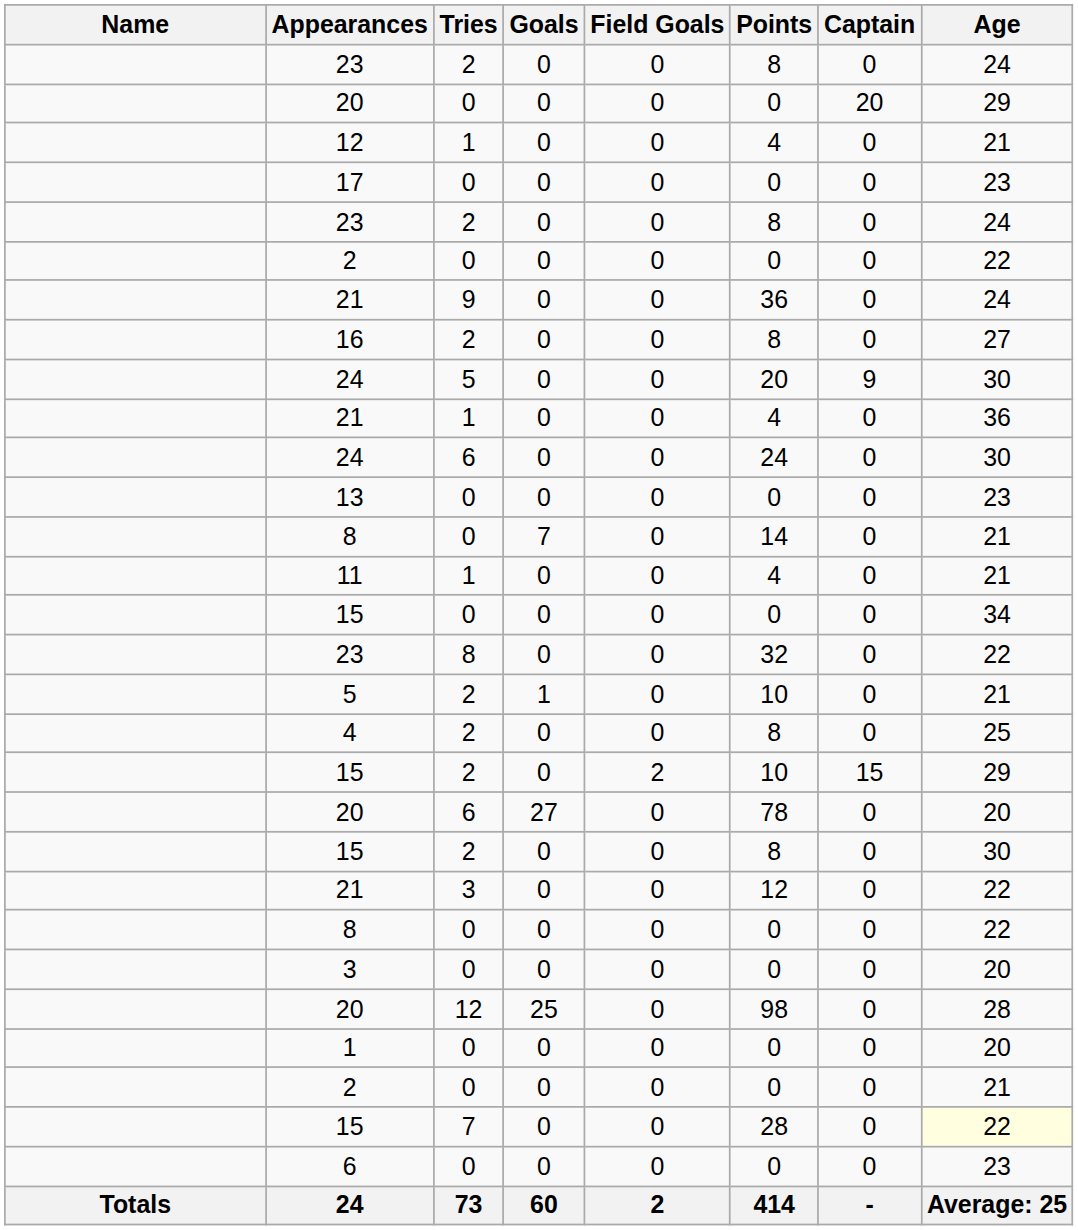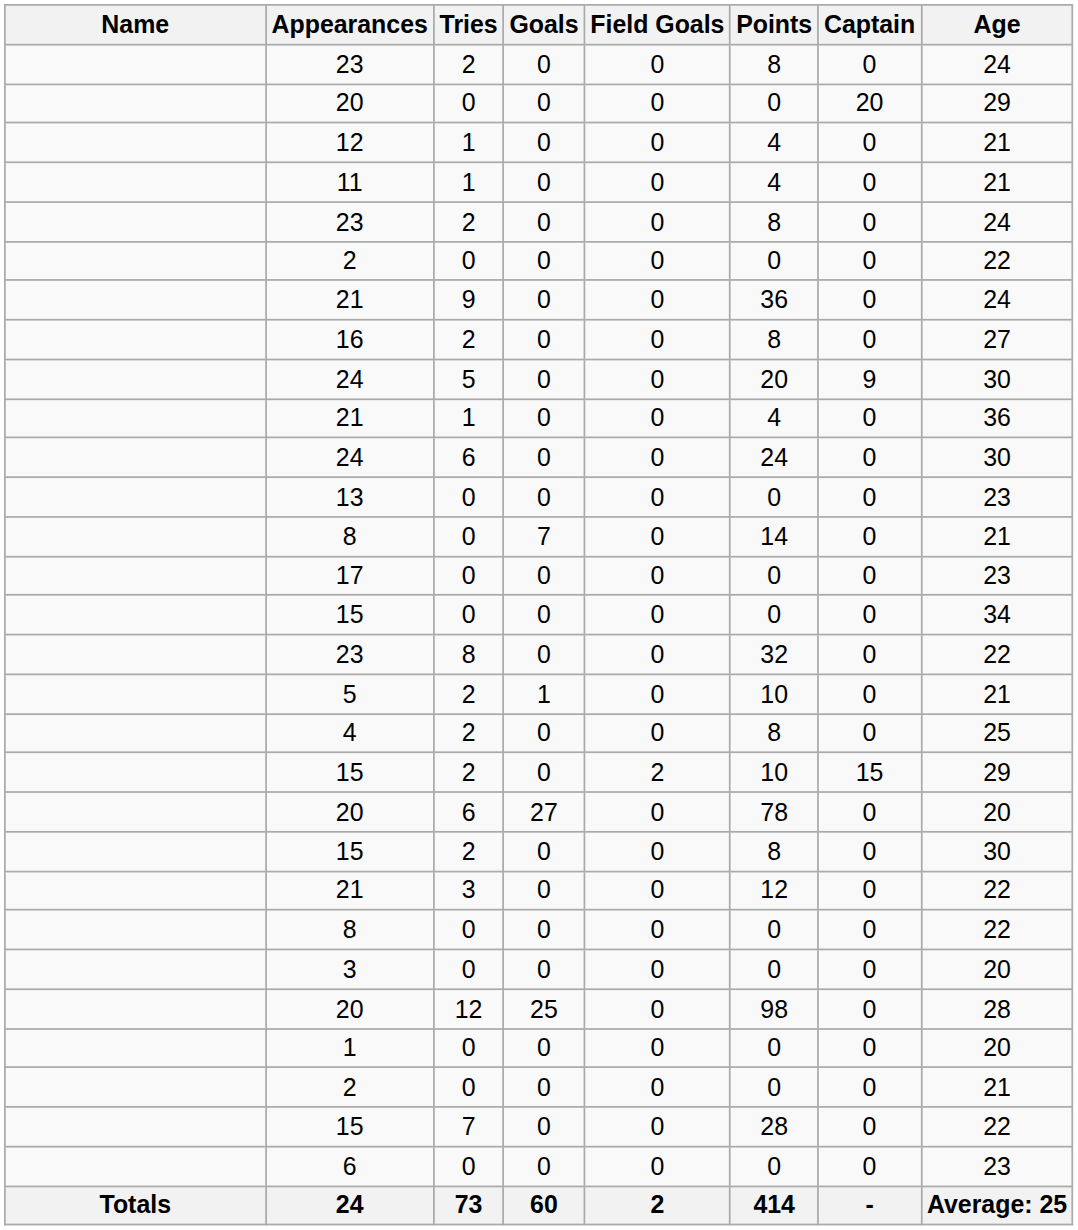rows swapped: (350, 576) <-> (350, 182)
(997, 1127) lightyellow background -> (997, 1127) no background
